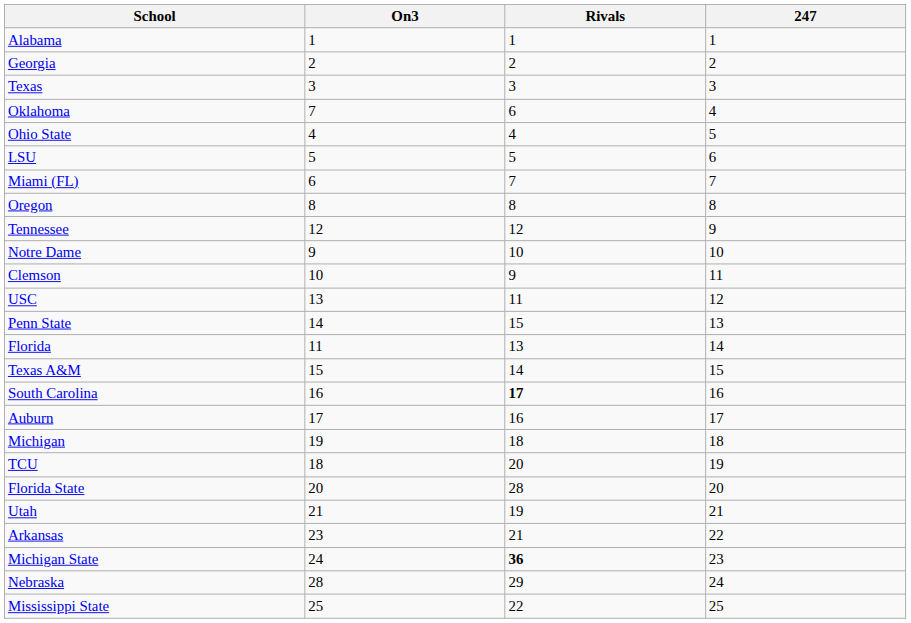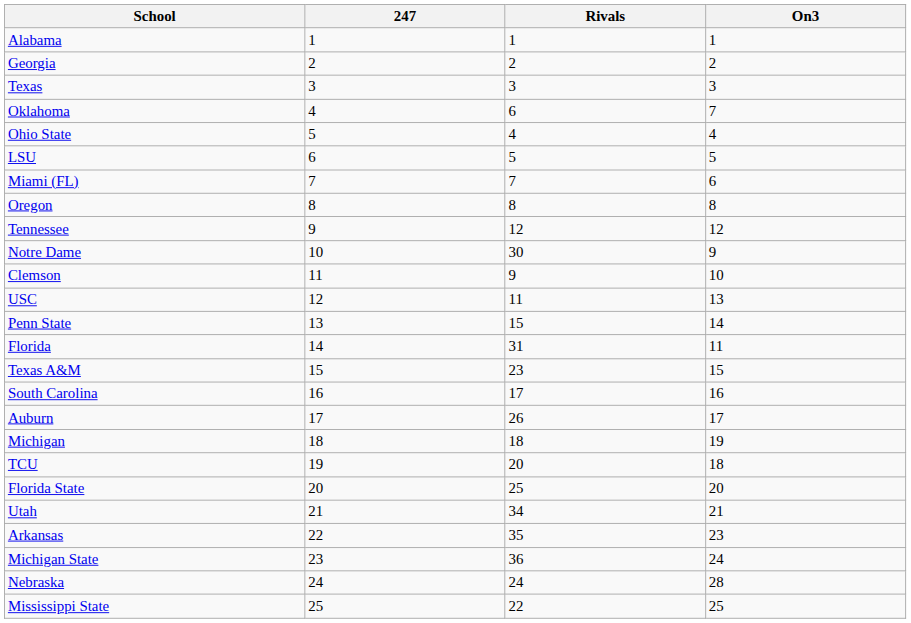columns swapped: (805, 16) <-> (405, 16)
(516, 252) 10 -> (516, 252) 30
(516, 346) 13 -> (516, 346) 31
(516, 370) 14 -> (516, 370) 23
(516, 393) bold -> (516, 393) normal
(516, 417) 16 -> (516, 417) 26
(516, 488) 28 -> (516, 488) 25
(516, 511) 19 -> (516, 511) 34
(516, 535) 21 -> (516, 535) 35
(516, 559) bold -> (516, 559) normal
(516, 582) 29 -> (516, 582) 24
